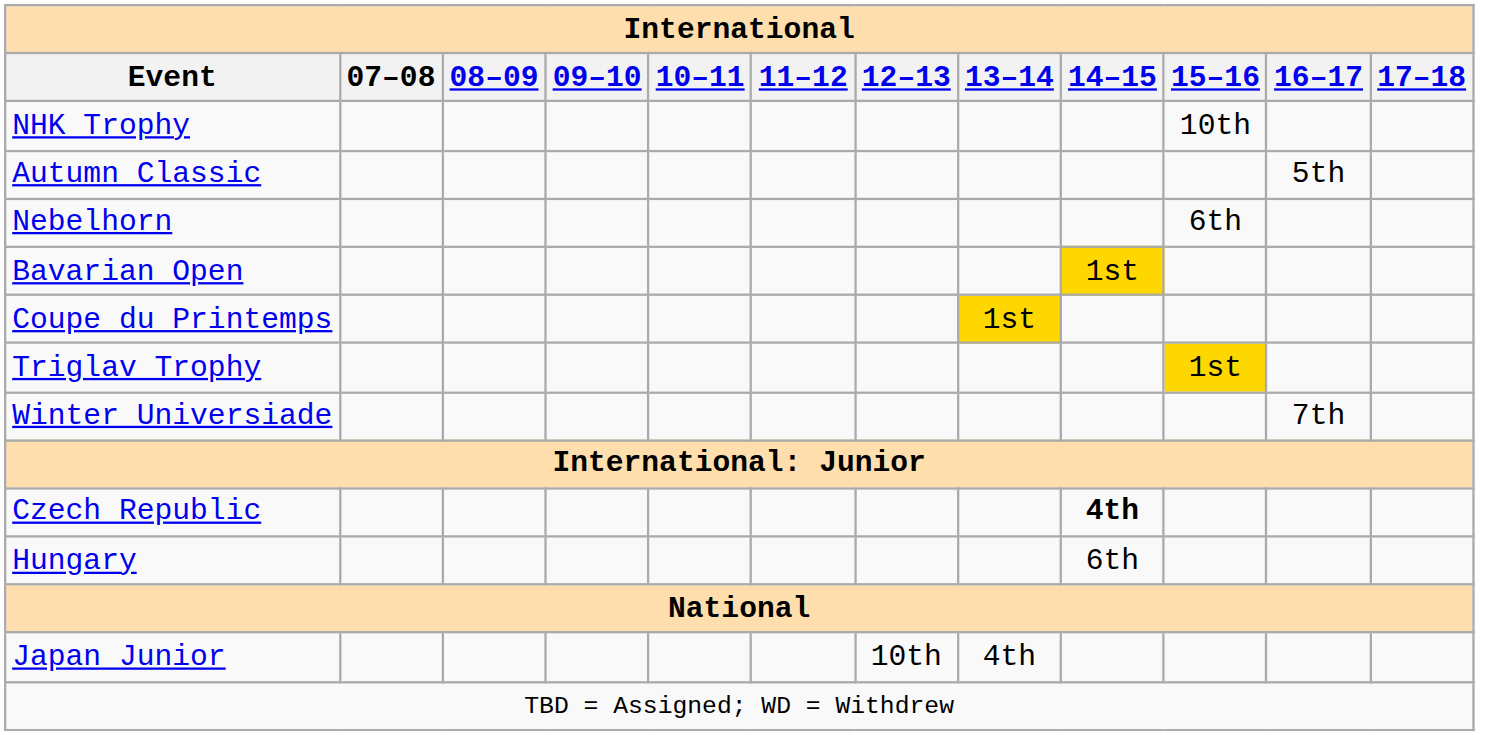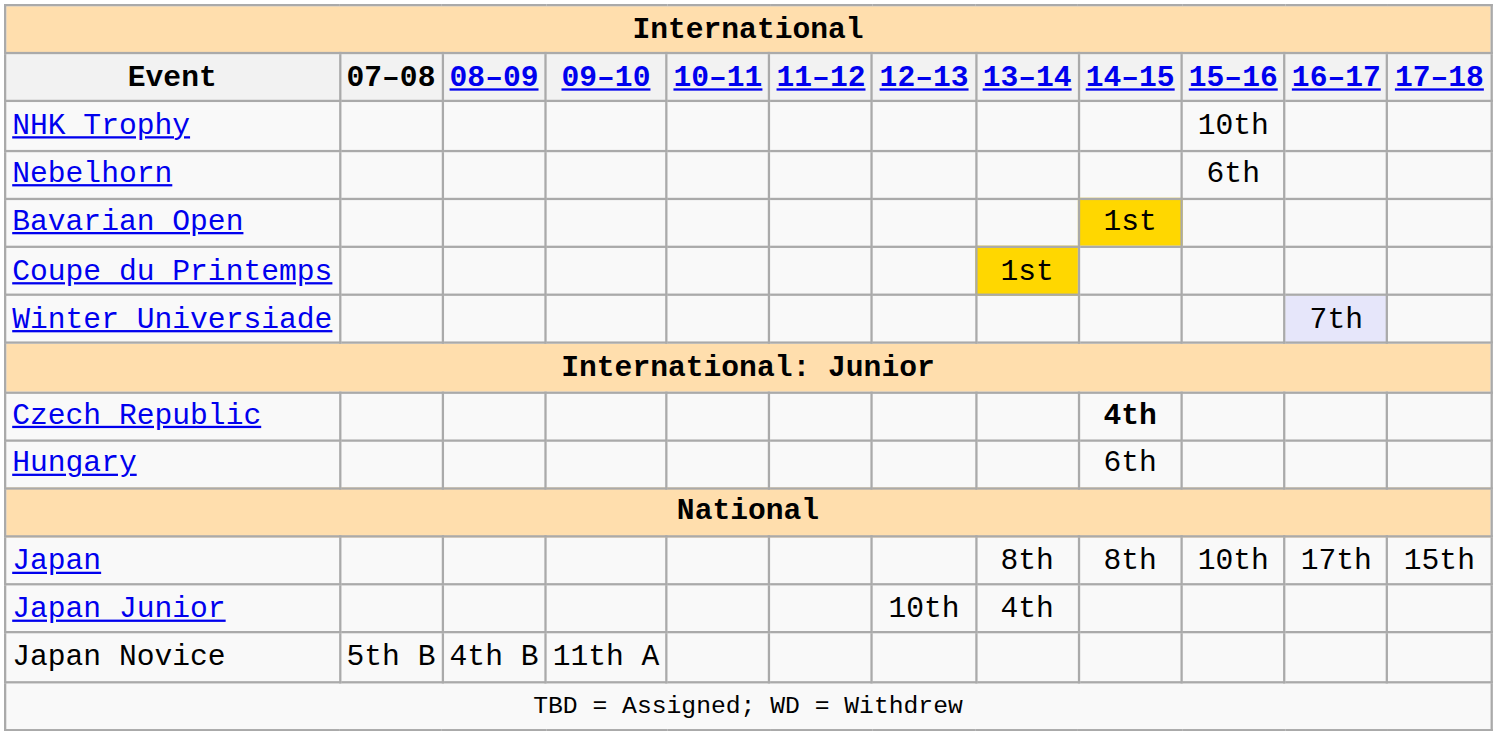- row: (137, 174)
- row: (137, 367)
(1319, 416) no background -> (1336, 319) lavender background
+ row: (57, 561)
+ row: (119, 657)
